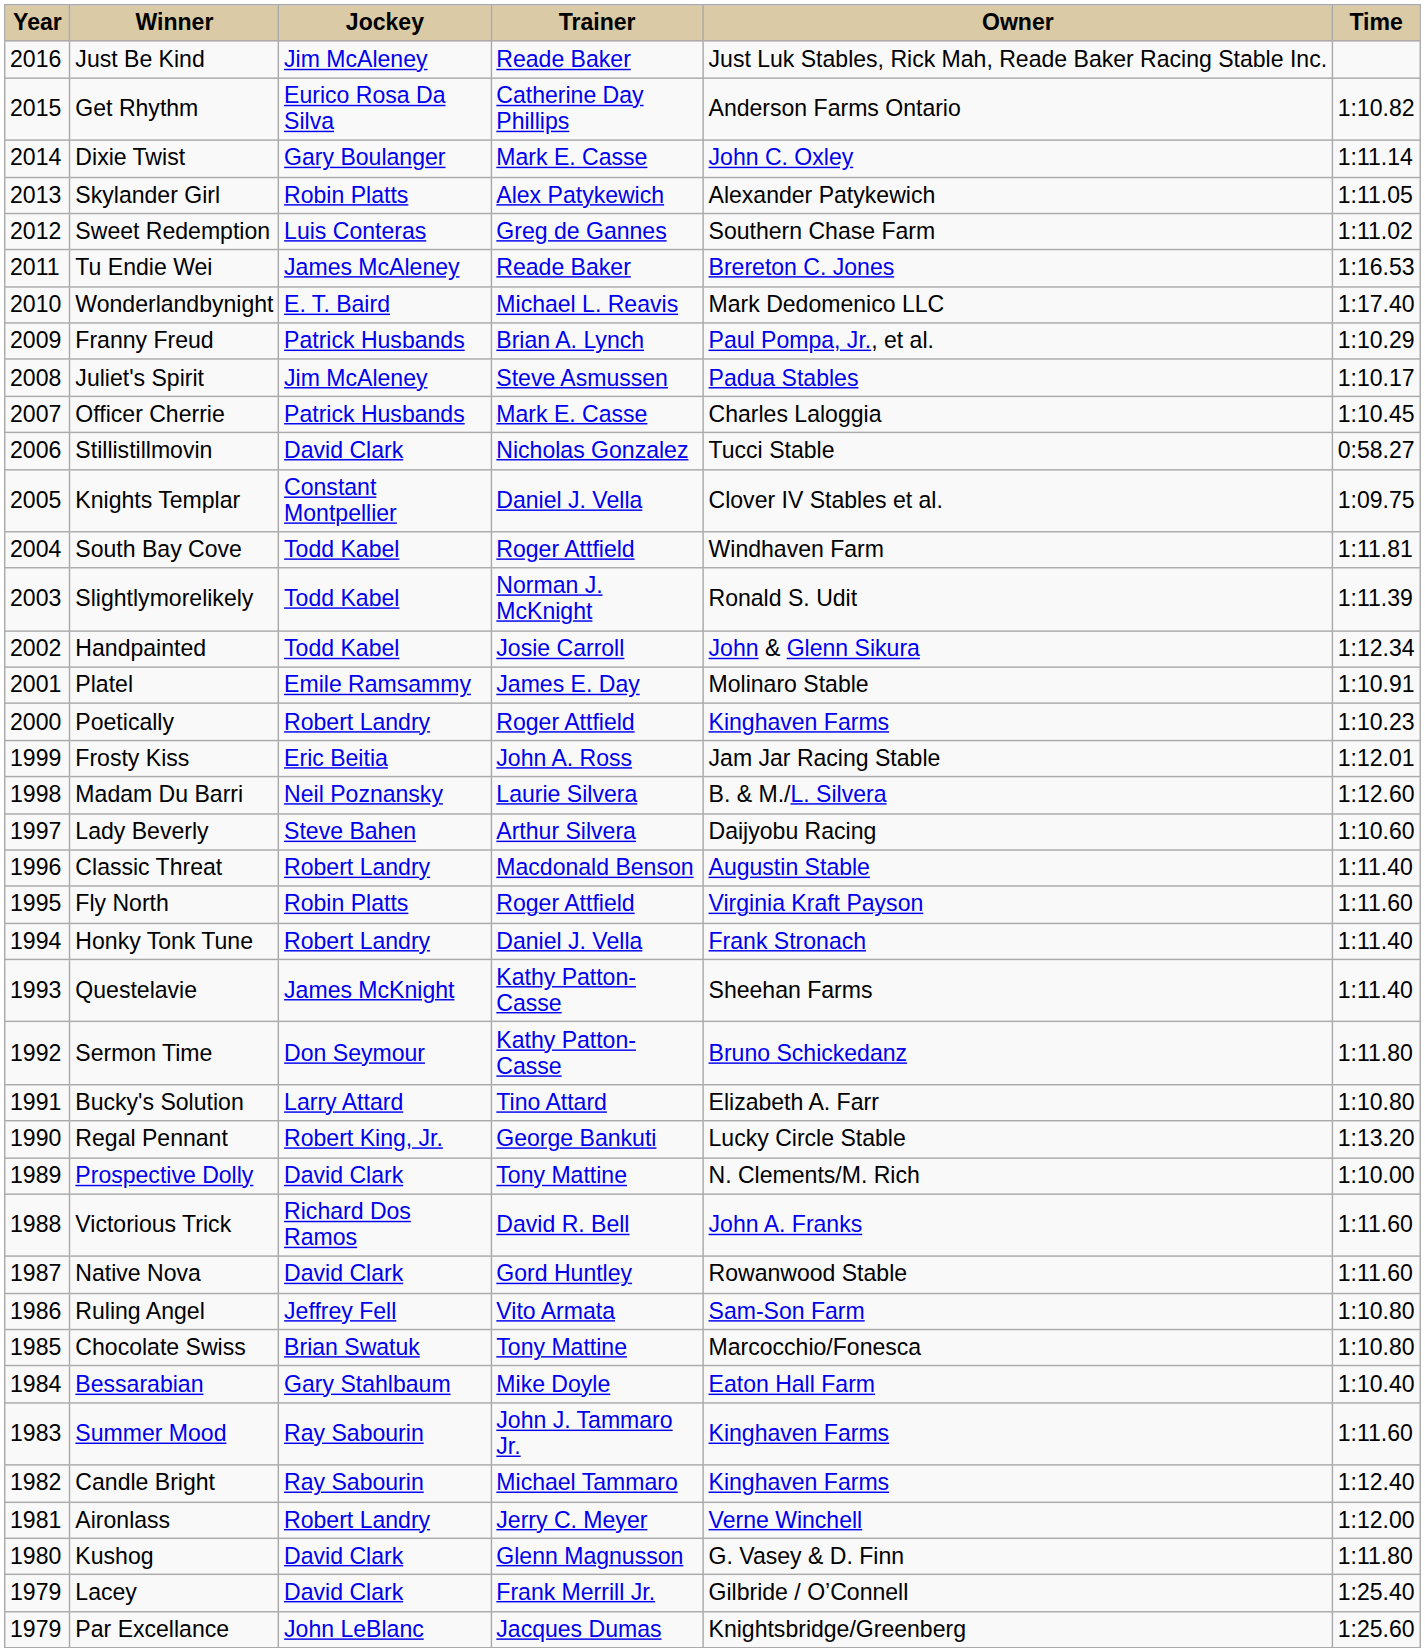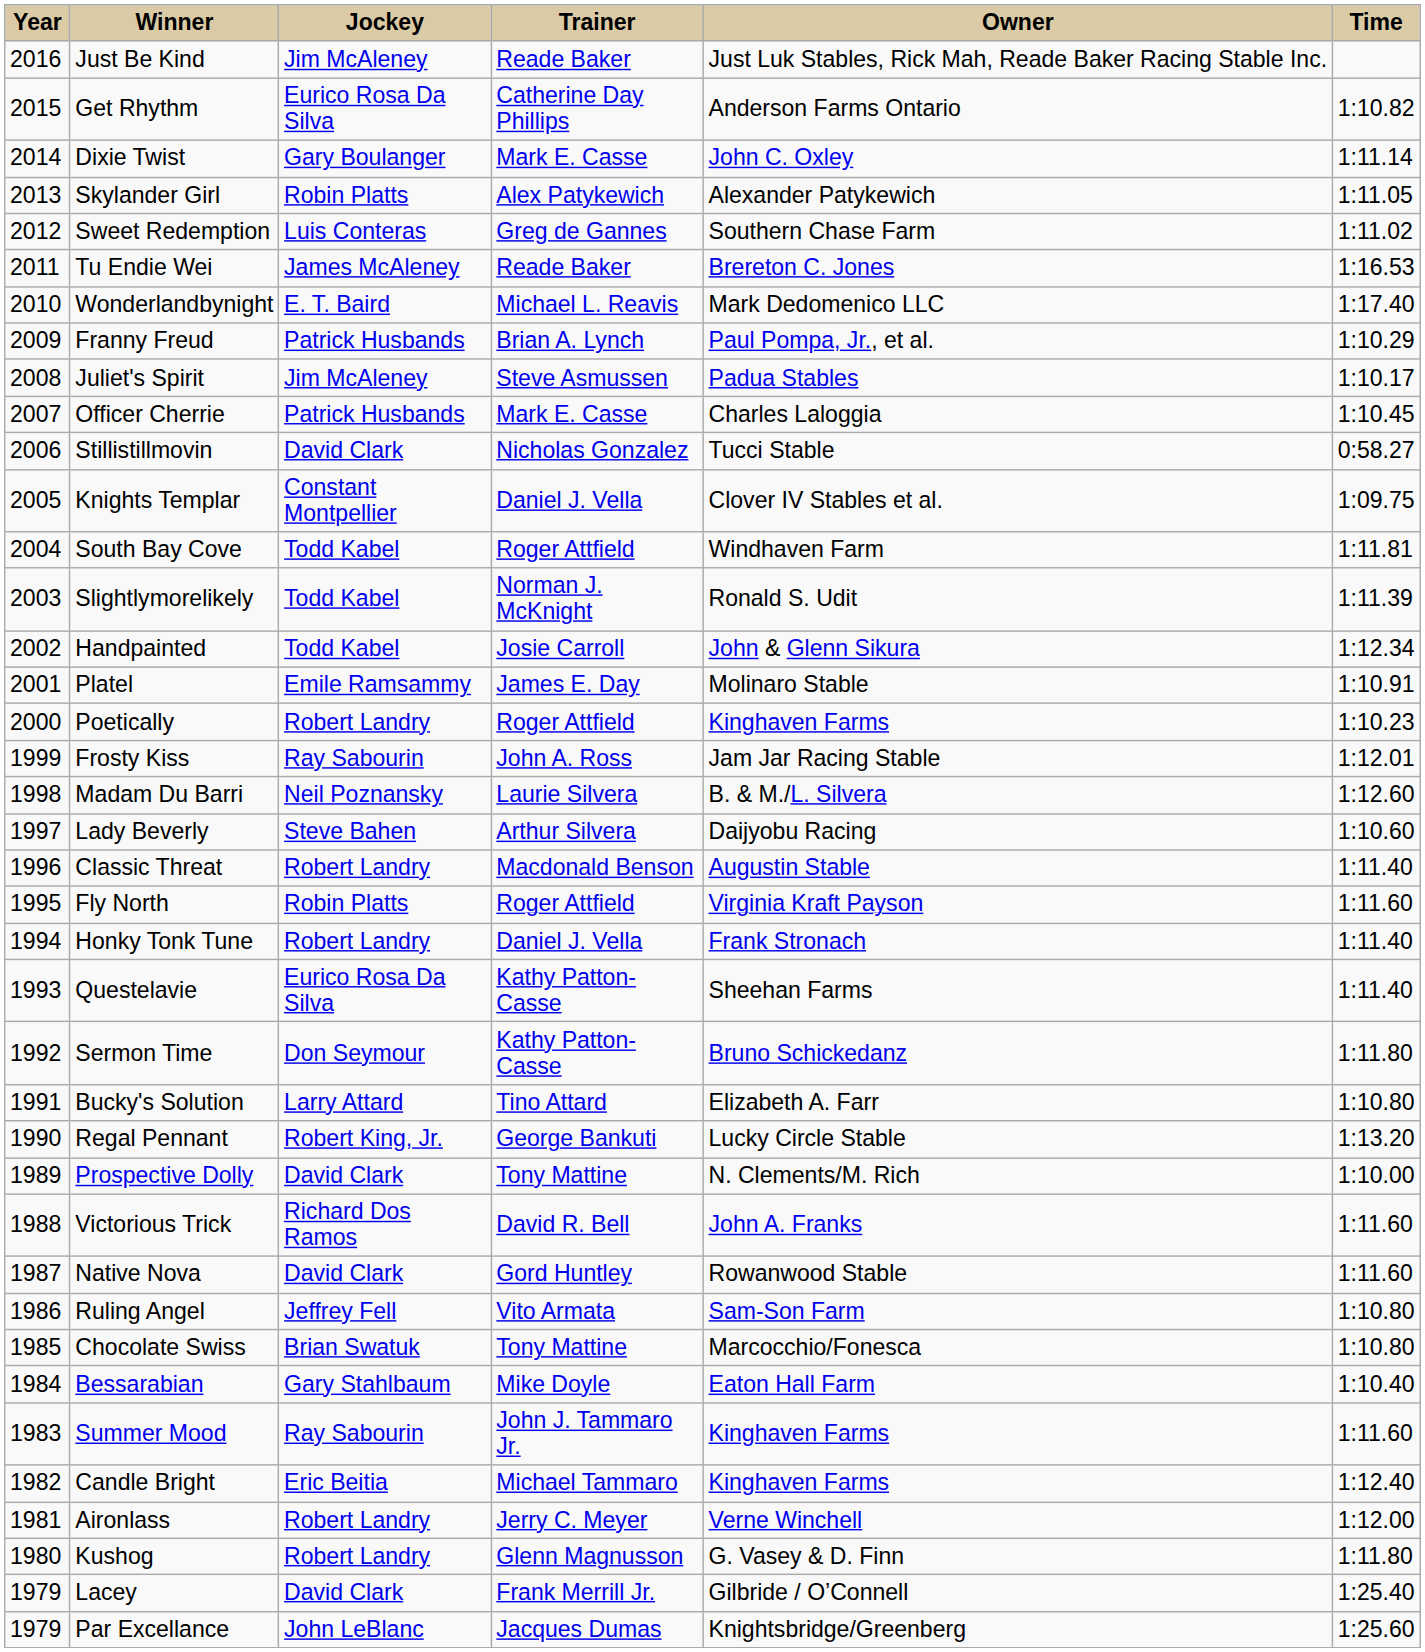(336, 758) Eric Beitia -> (354, 758) Ray Sabourin
(369, 990) James McKnight -> (365, 990) Eurico Rosa Da Silva
(354, 1483) Ray Sabourin -> (336, 1483) Eric Beitia
(344, 1556) David Clark -> (357, 1556) Robert Landry
